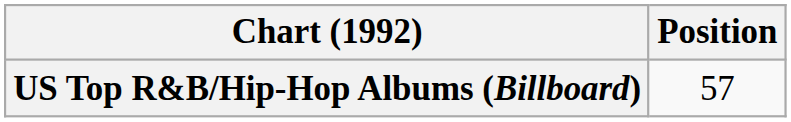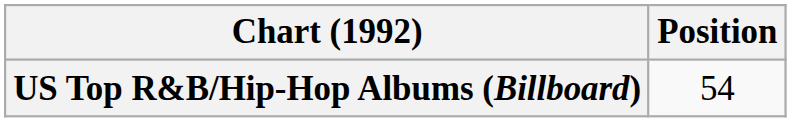(717, 87) 57 -> (717, 87) 54
